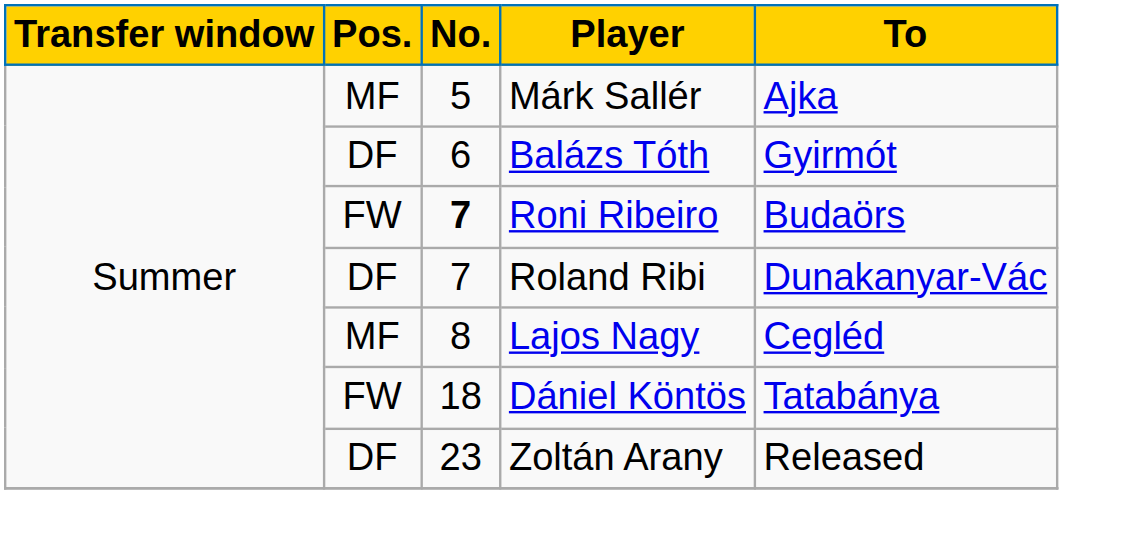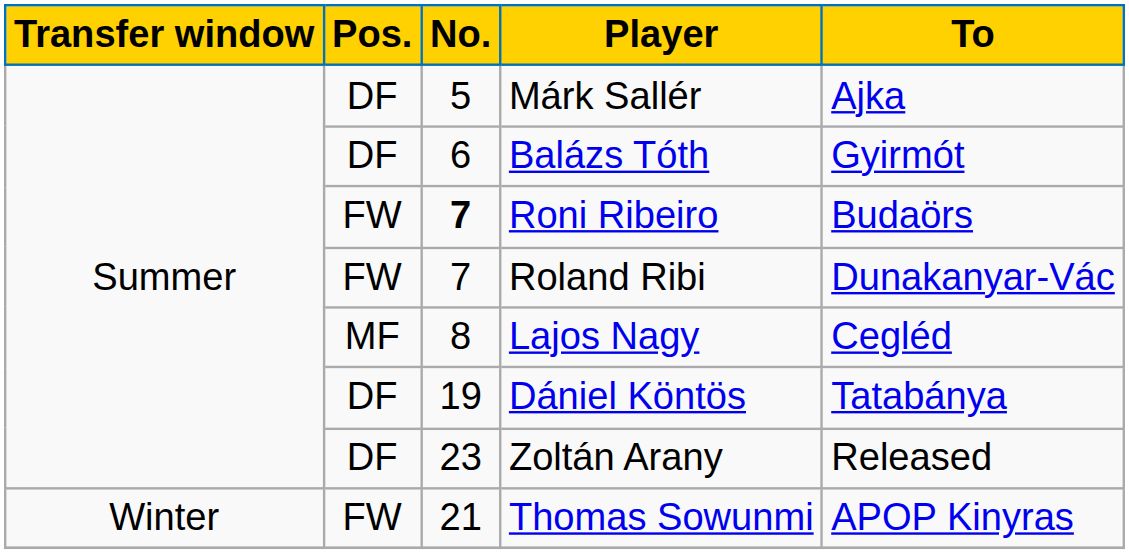(372, 95) MF -> (372, 95) DF
(372, 276) DF -> (372, 276) FW
(372, 397) FW -> (372, 397) DF
(461, 397) 18 -> (461, 397) 19
+ row: (661, 517)
